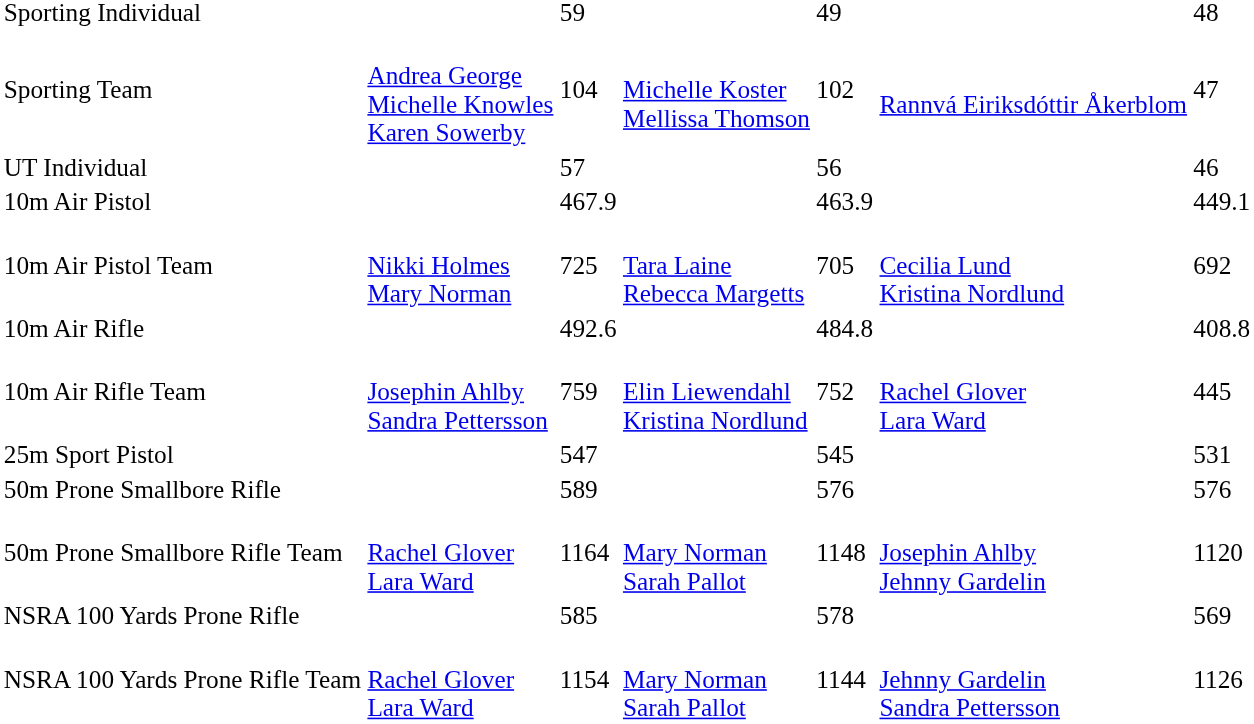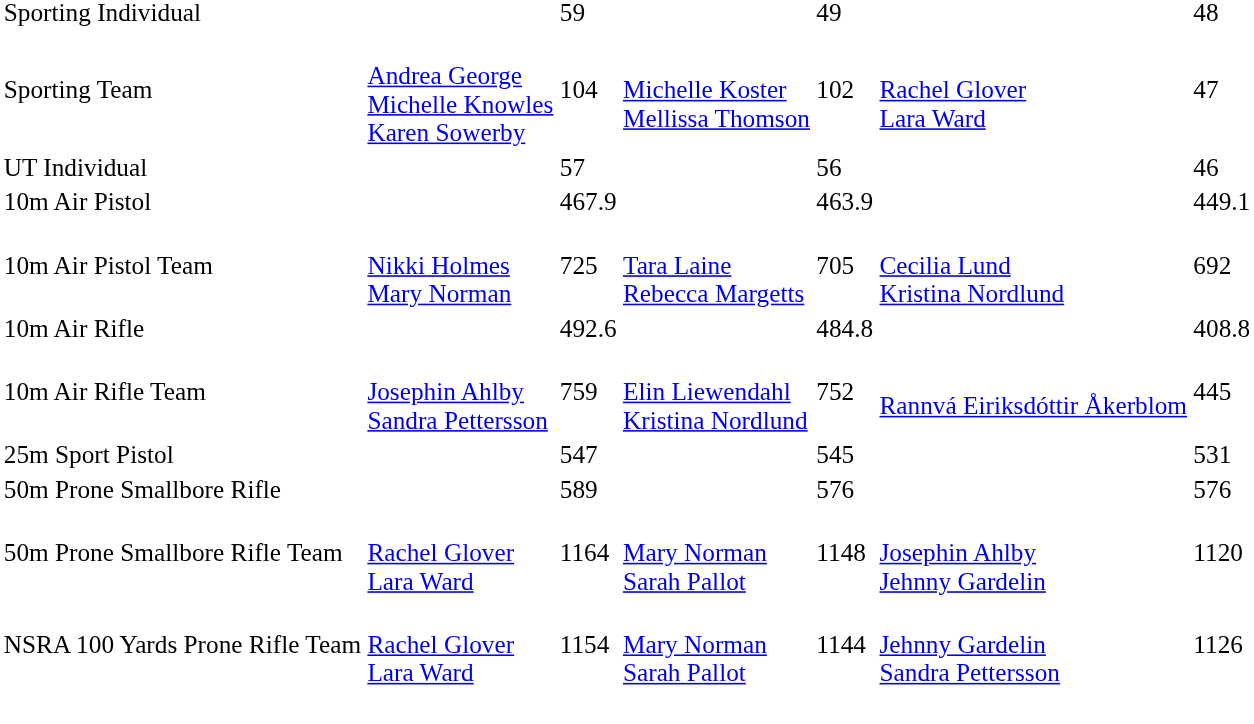(1033, 104) Rannvá Eiriksdóttir Åkerblom -> (953, 104) Rachel Glover Lara Ward
(953, 406) Rachel Glover Lara Ward -> (1033, 406) Rannvá Eiriksdóttir Åkerblom
- row: (152, 616)
